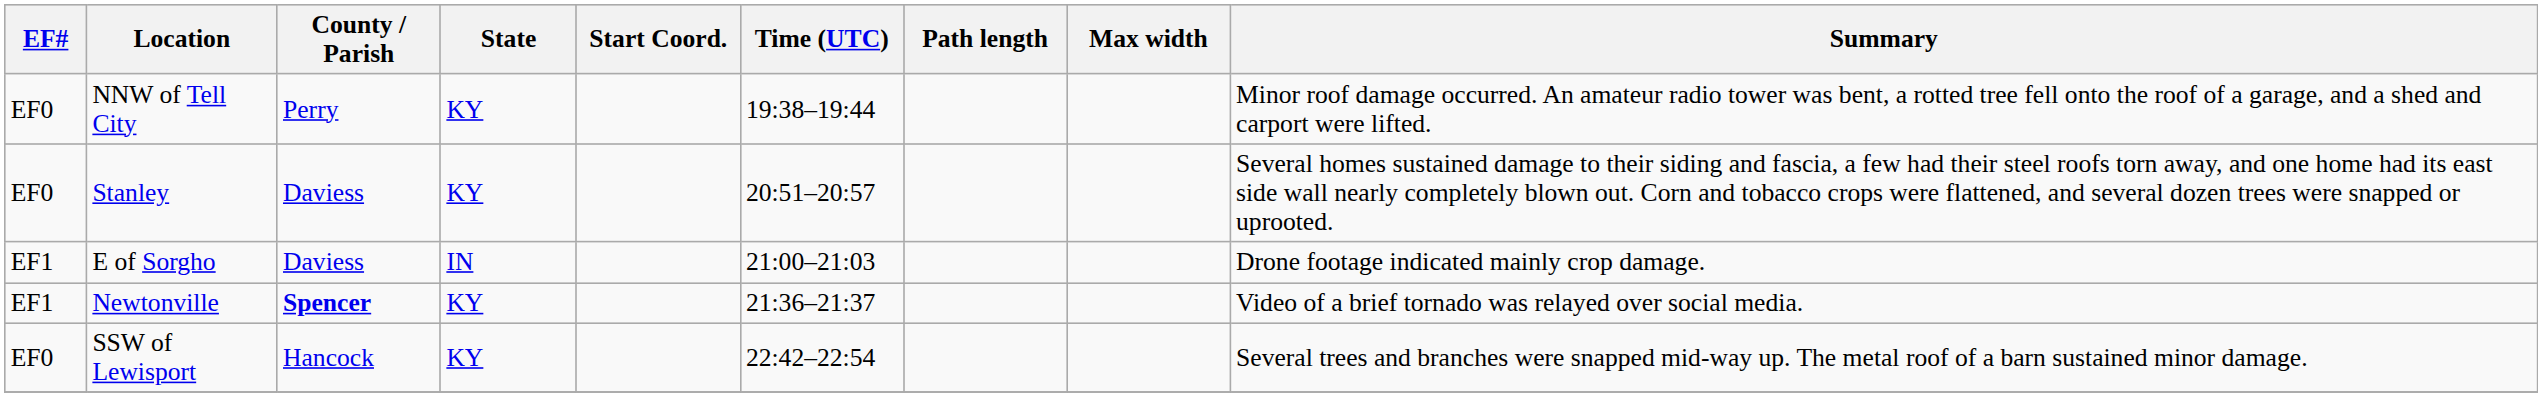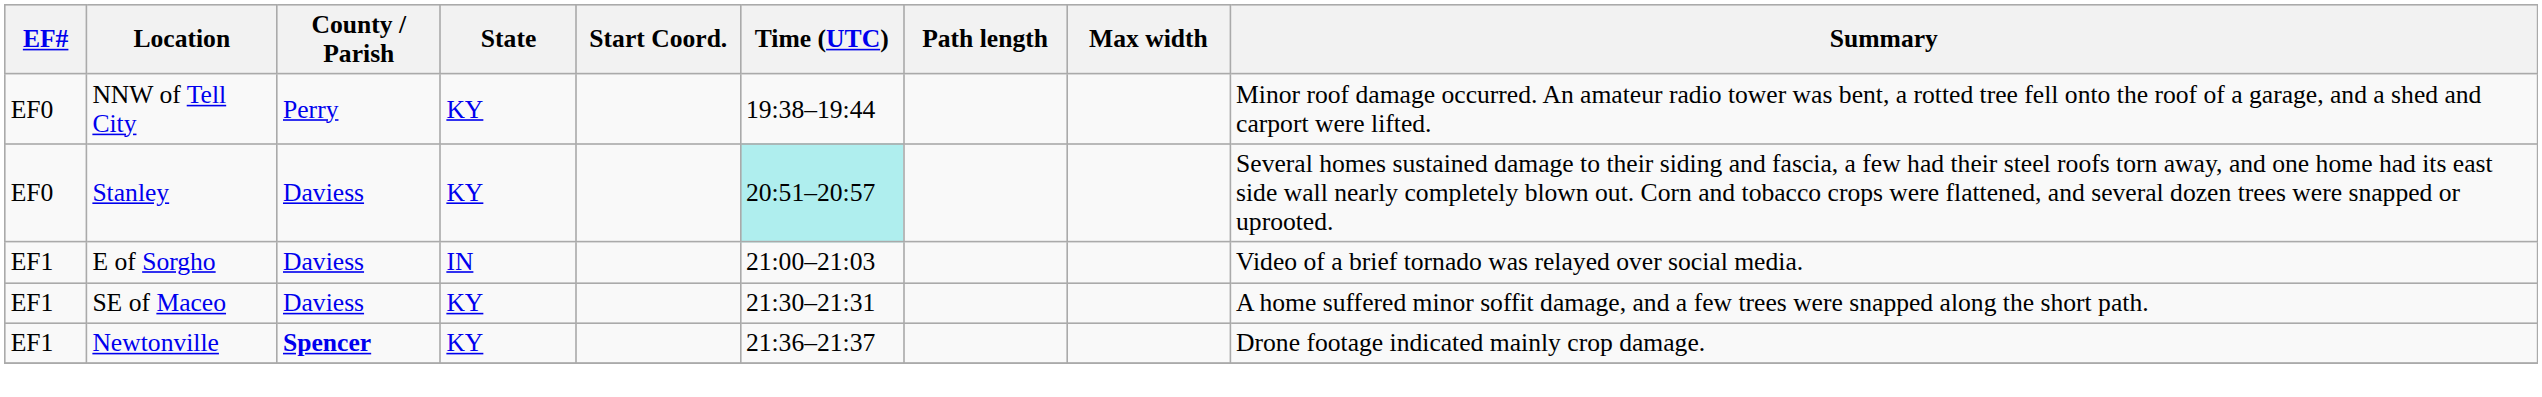(811, 192) no background -> (811, 192) paleturquoise background
(1471, 261) Drone footage indicated mainly crop damage. -> (1520, 261) Video of a brief tornado was relayed over social media.
+ row: (159, 302)
(1520, 302) Video of a brief tornado was relayed over social media. -> (1471, 342) Drone footage indicated mainly crop damage.
- row: (144, 357)
